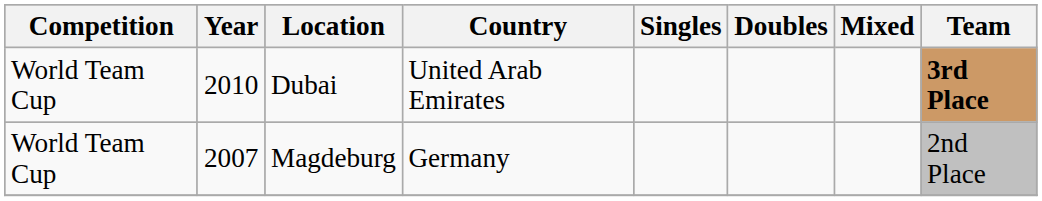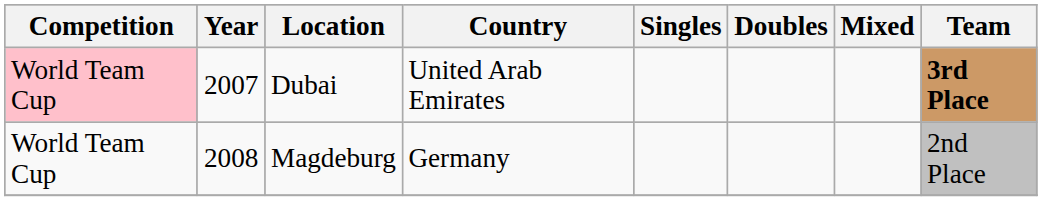(78, 84) no background -> (78, 84) pink background
(231, 84) 2010 -> (231, 84) 2007
(231, 158) 2007 -> (231, 158) 2008
